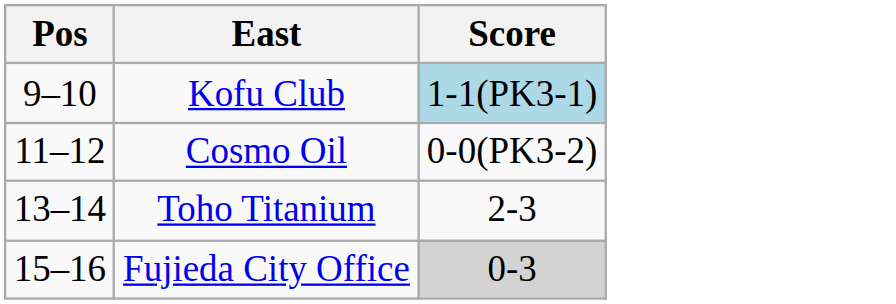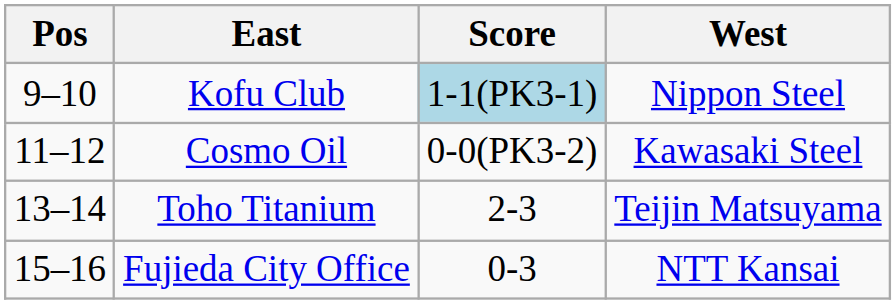+ column: (748, 33)
(512, 268) lightgrey background -> (512, 268) no background
